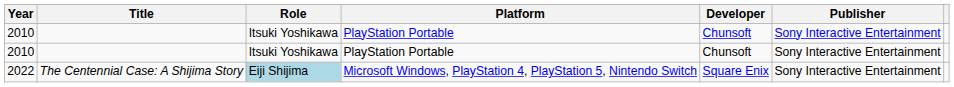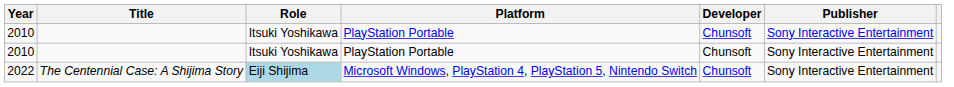(736, 71) Square Enix -> (727, 71) Chunsoft
